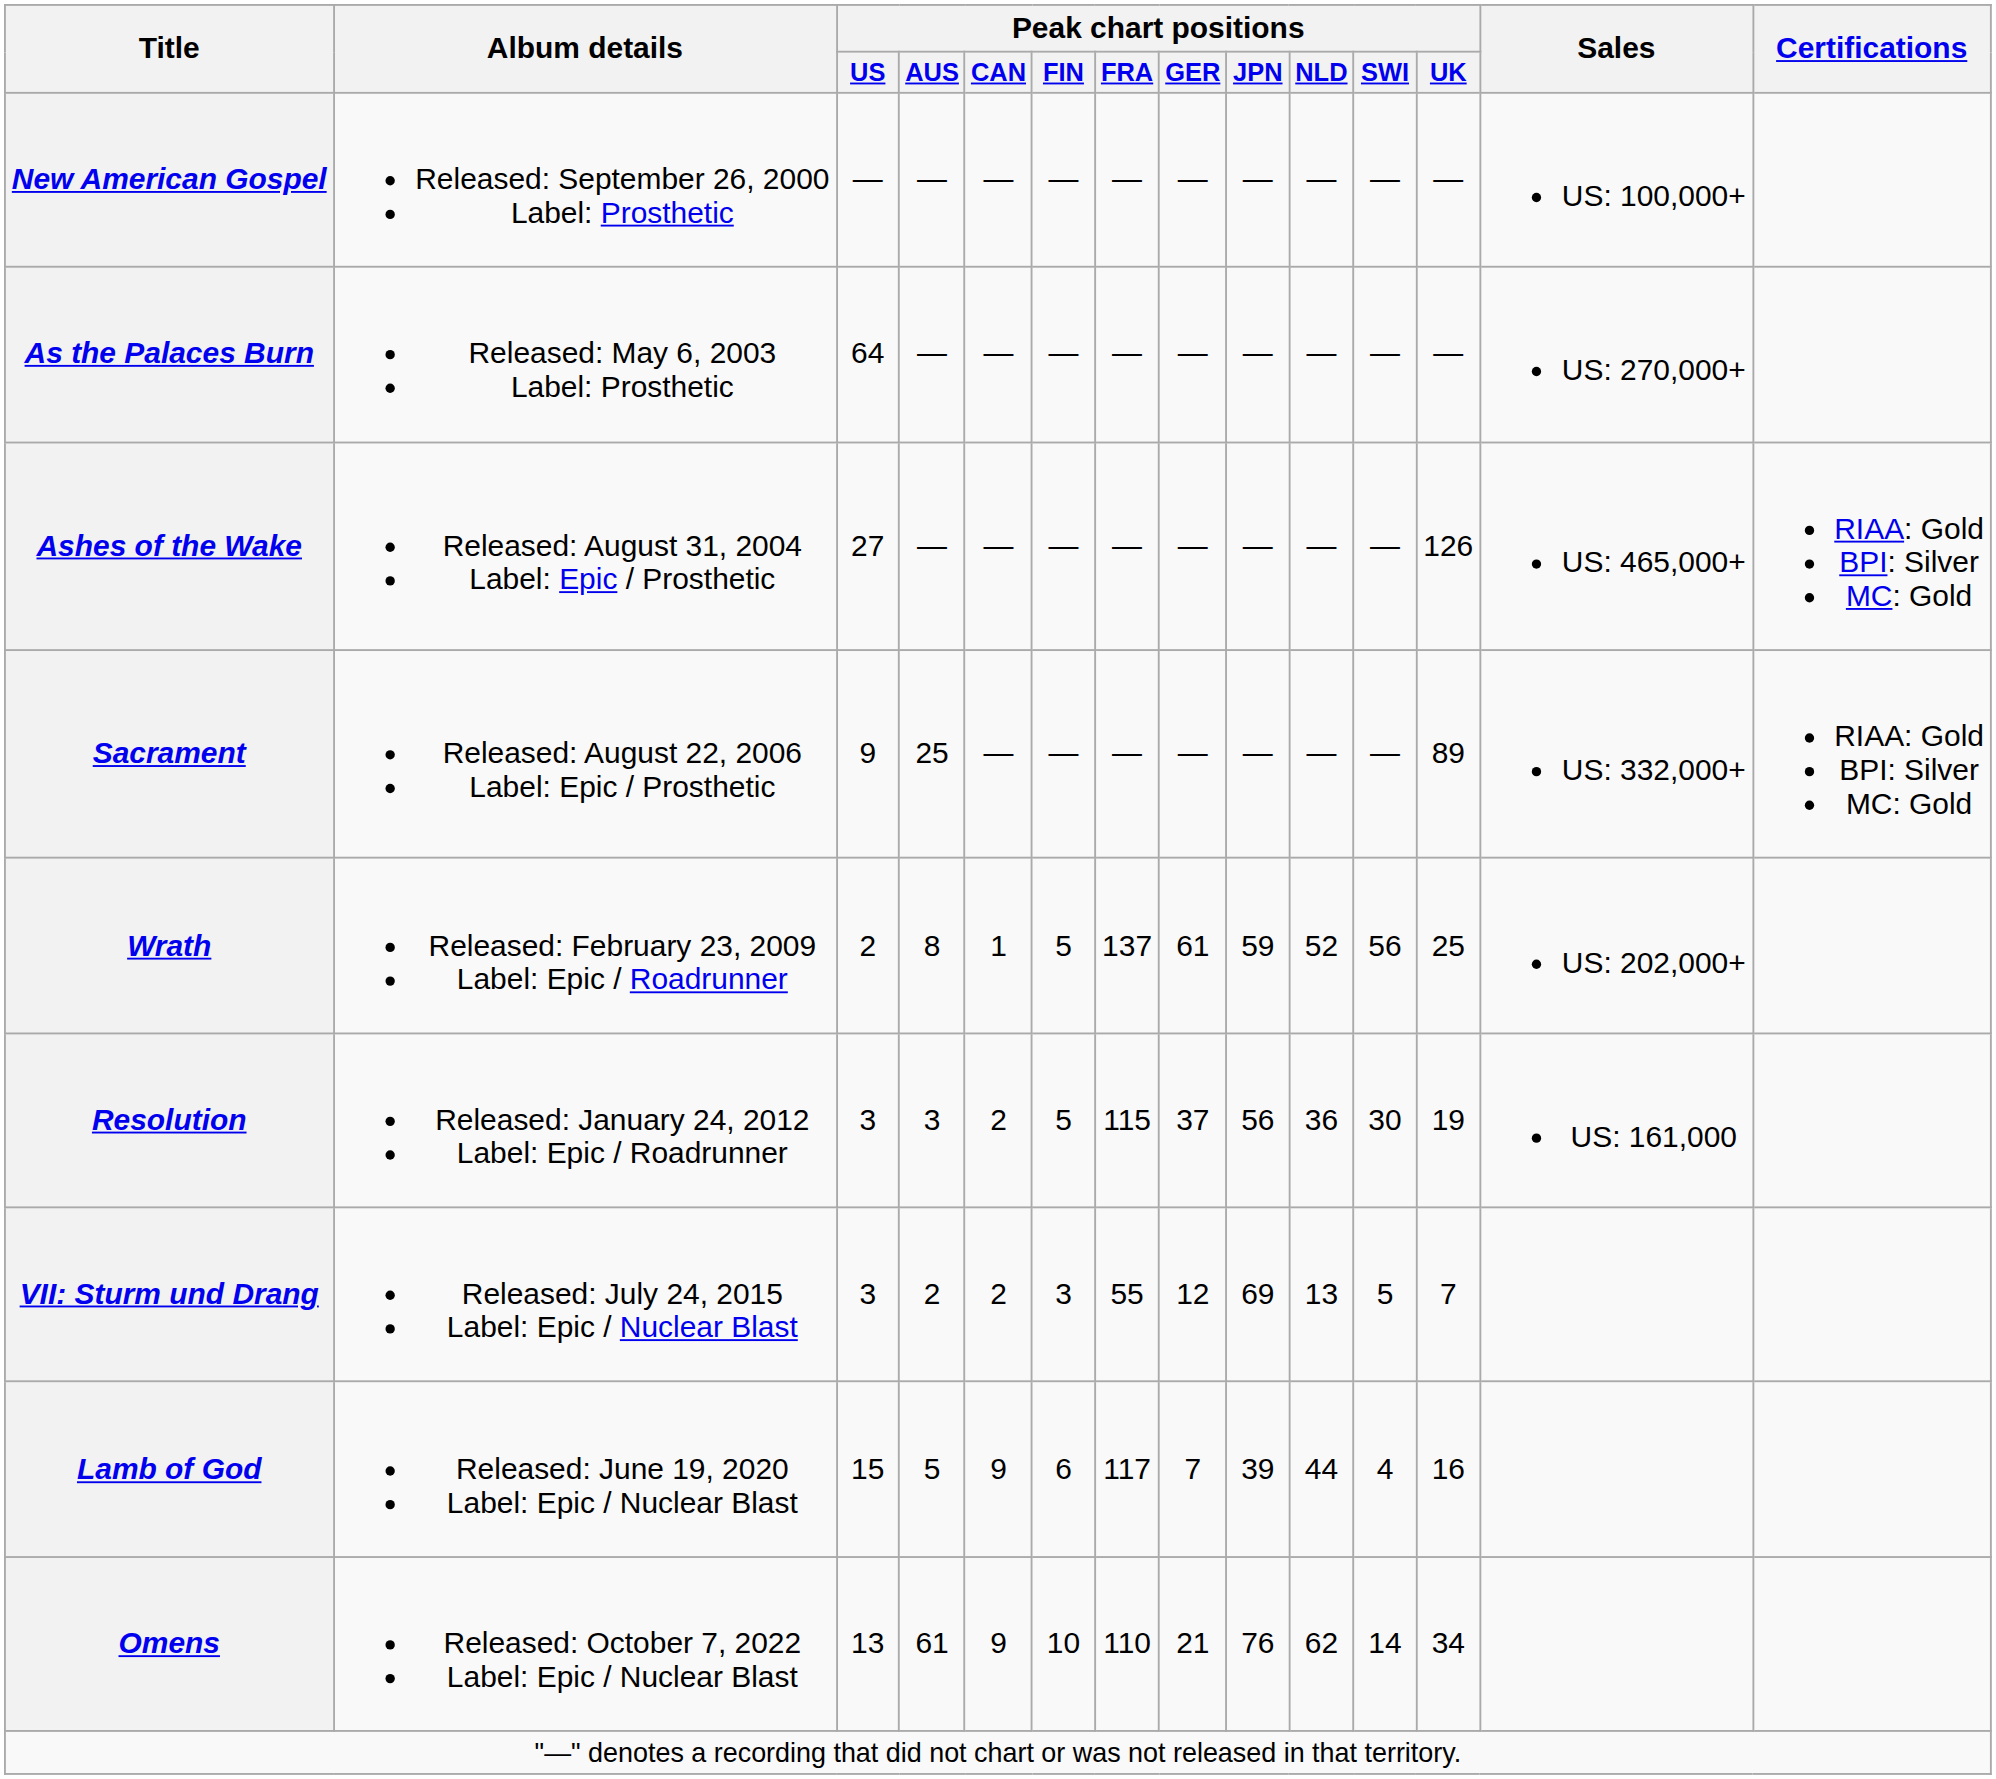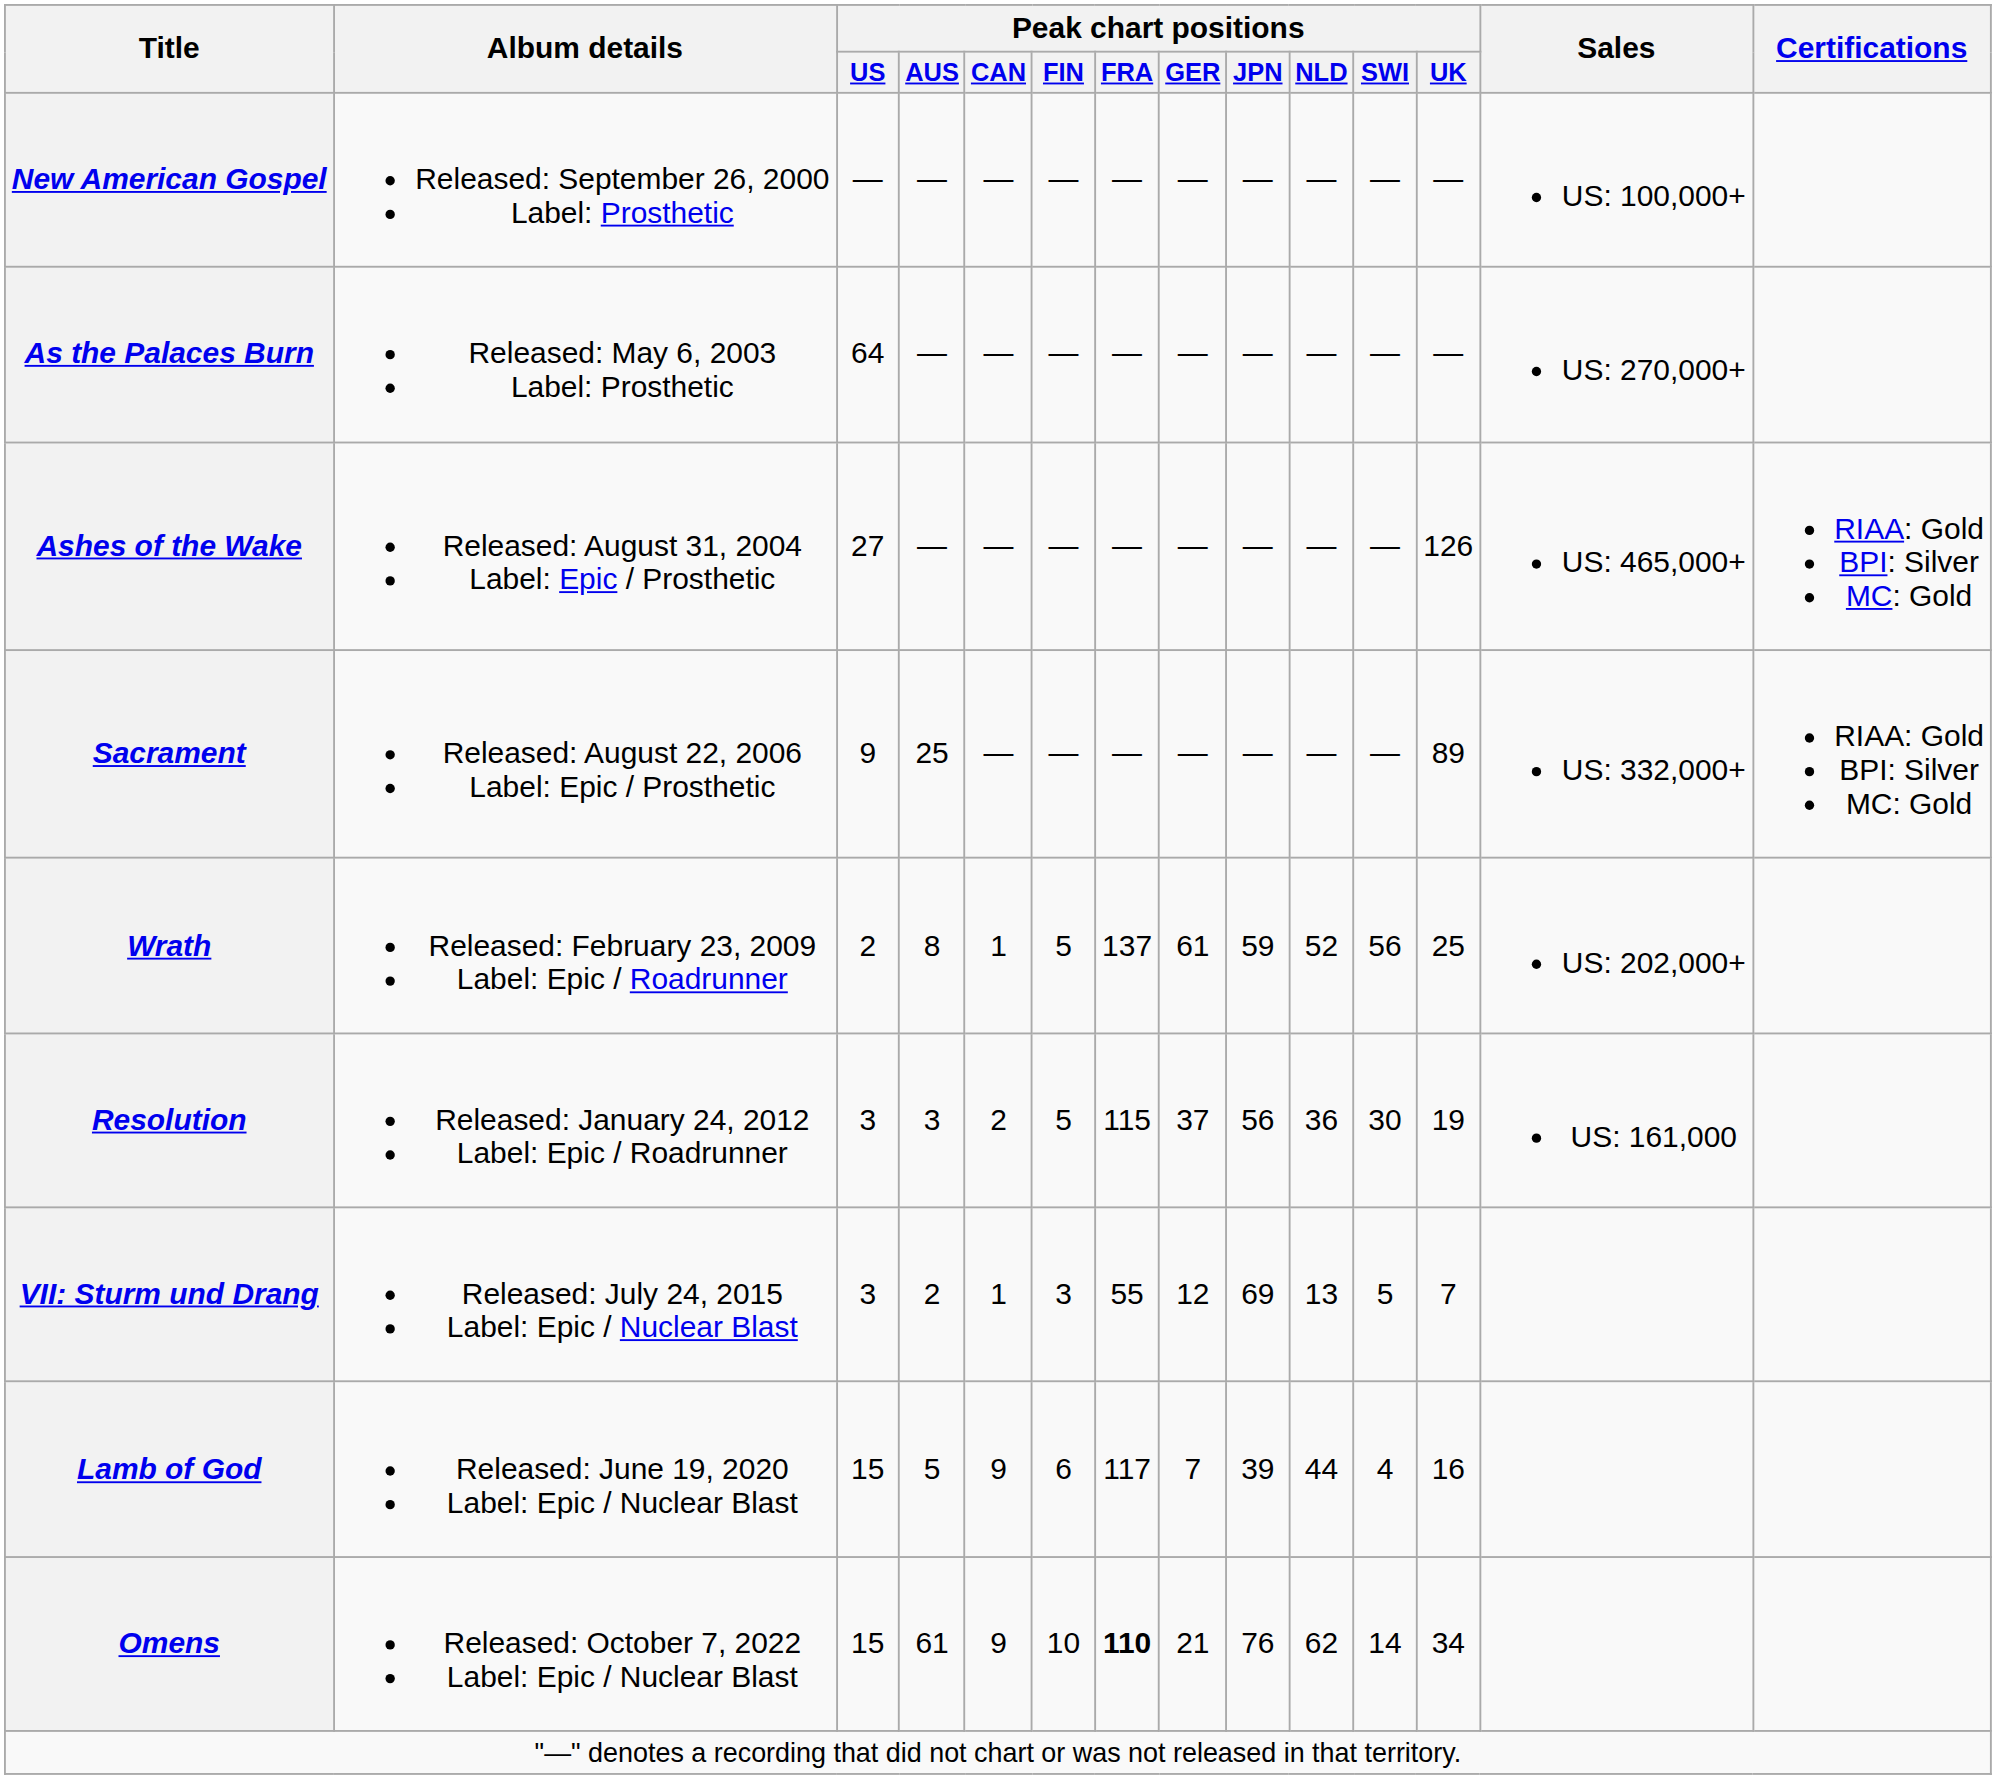(998, 1294) 2 -> (998, 1294) 1
(868, 1643) 13 -> (868, 1643) 15
(1127, 1643) normal -> (1127, 1643) bold
